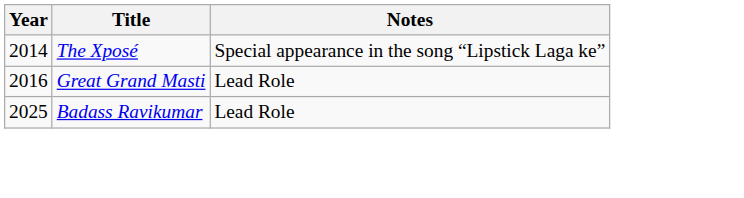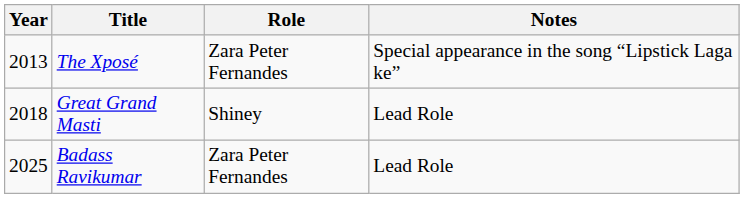+ column: (286, 19)
(28, 50) 2014 -> (28, 61) 2013
(28, 81) 2016 -> (28, 113) 2018
